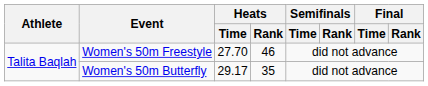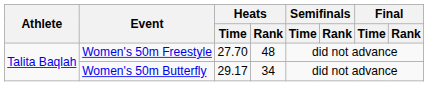(268, 53) 46 -> (268, 53) 48
(268, 72) 35 -> (268, 72) 34
